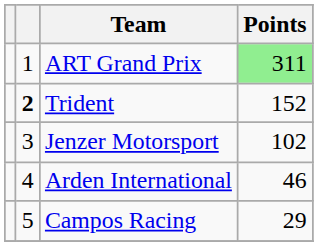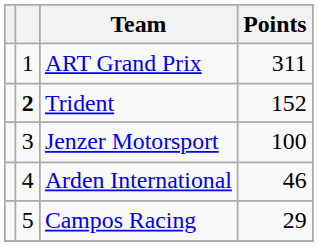(289, 62) lightgreen background -> (289, 62) no background
(289, 141) 102 -> (289, 141) 100
